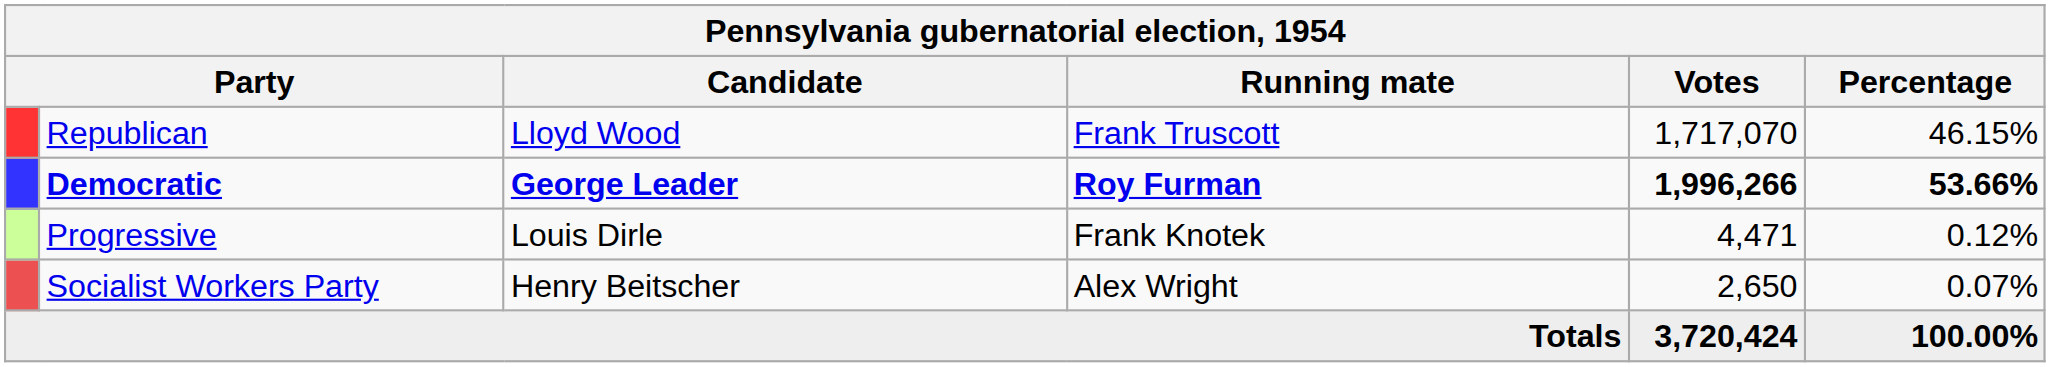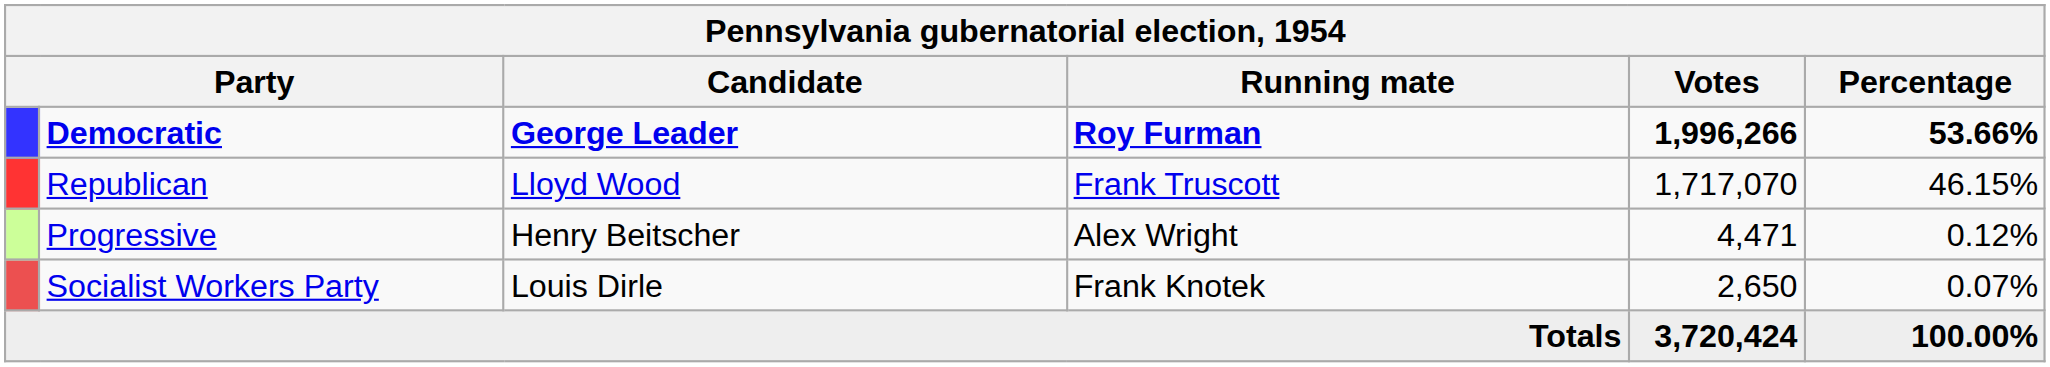rows swapped: (134, 184) <-> (127, 133)
(587, 235) Louis Dirle -> (625, 235) Henry Beitscher
(1169, 235) Frank Knotek -> (1156, 235) Alex Wright
(625, 286) Henry Beitscher -> (587, 286) Louis Dirle
(1156, 286) Alex Wright -> (1169, 286) Frank Knotek
